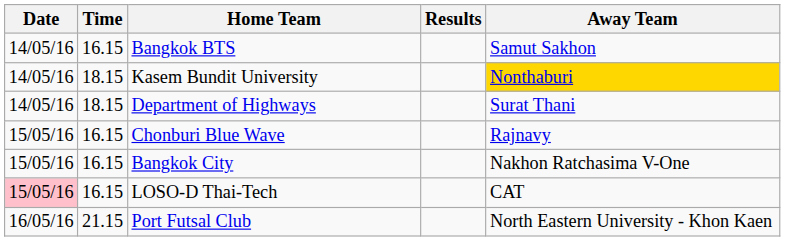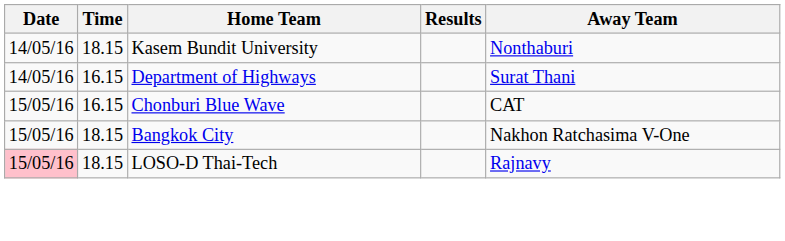- row: (183, 47)
(532, 76) gold background -> (532, 47) no background
(103, 105) 18.15 -> (103, 76) 16.15
(520, 134) Rajnavy -> (507, 105) CAT
(103, 163) 16.15 -> (103, 134) 18.15
(103, 192) 16.15 -> (103, 163) 18.15
(507, 192) CAT -> (520, 163) Rajnavy
- row: (191, 221)
